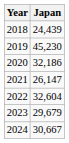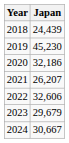(47, 79) 26,147 -> (47, 79) 26,207
(47, 96) 32,604 -> (47, 96) 32,606
